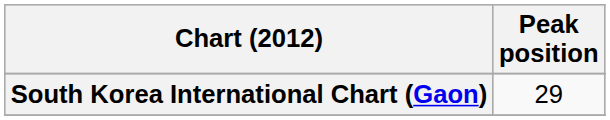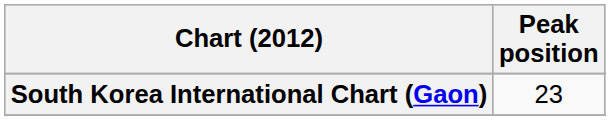(549, 94) 29 -> (549, 94) 23
